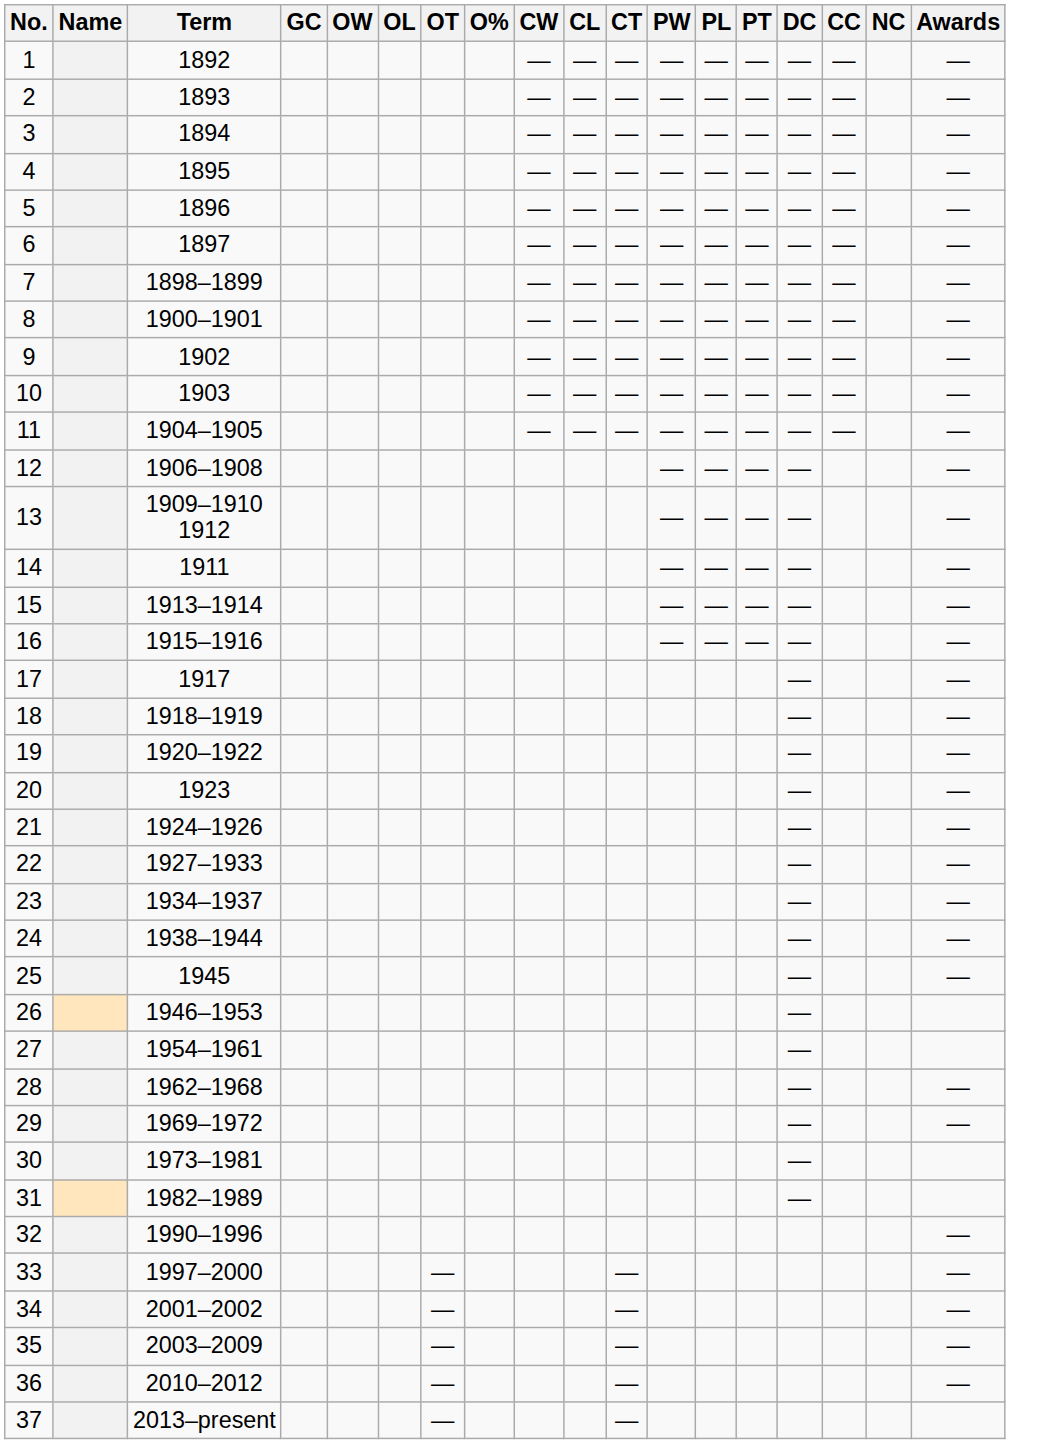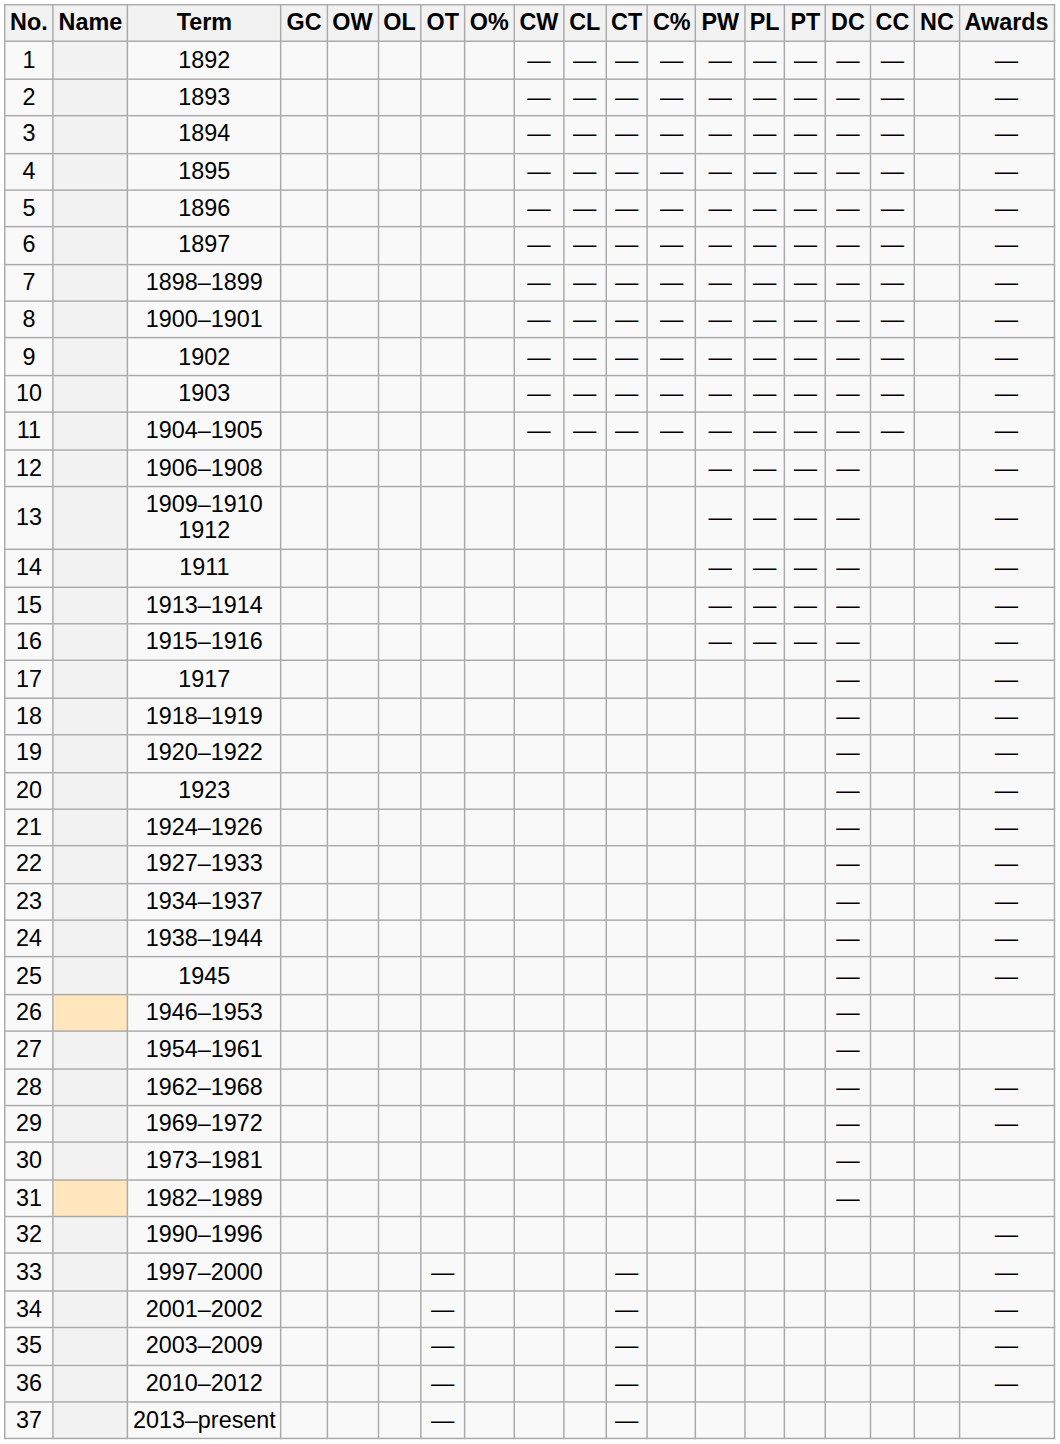+ column: (672, 23)
